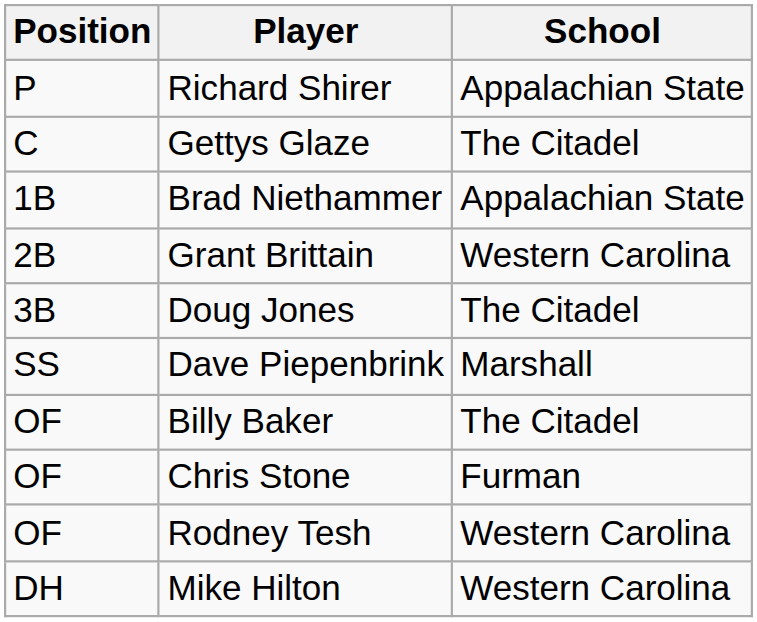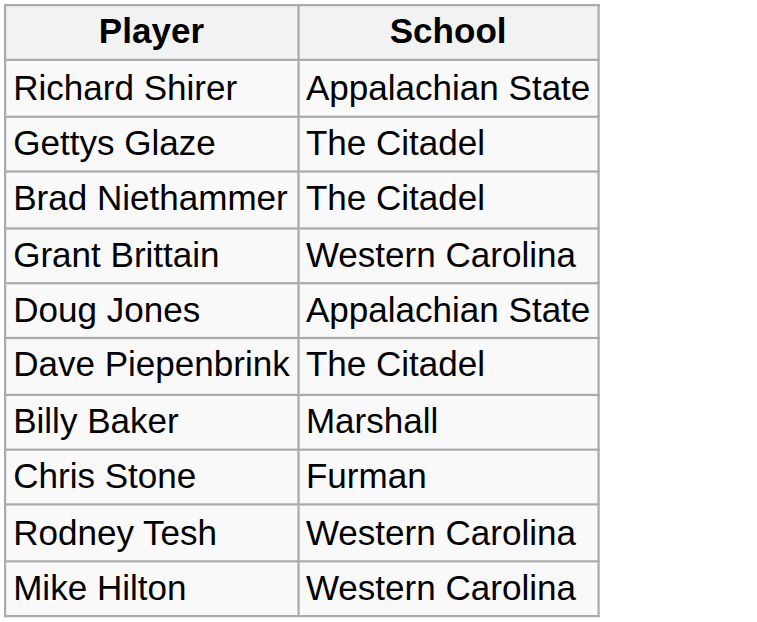- column: (82, 32)
(602, 198) Appalachian State -> (396, 198) The Citadel
(550, 310) The Citadel -> (448, 310) Appalachian State
(526, 365) Marshall -> (396, 365) The Citadel
(550, 421) The Citadel -> (372, 421) Marshall
